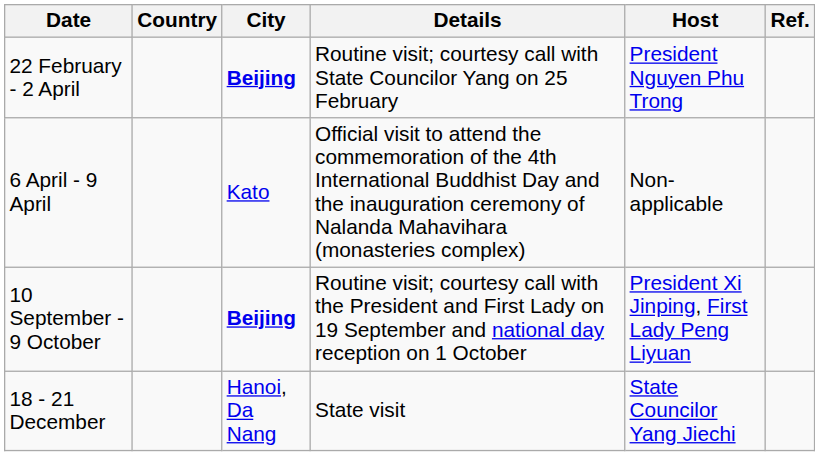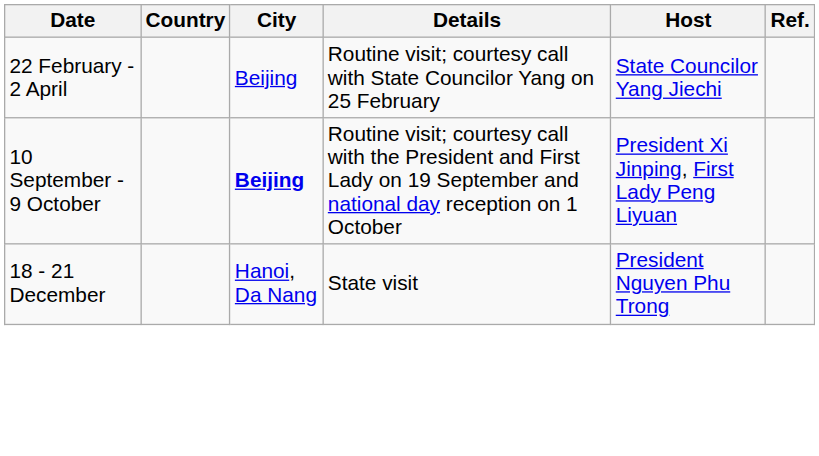(261, 77) bold -> (266, 77) normal
(687, 77) President Nguyen Phu Trong -> (687, 77) State Councilor Yang Jiechi
- row: (53, 192)
(683, 410) State Councilor Yang Jiechi -> (673, 283) President Nguyen Phu Trong
